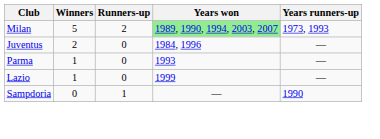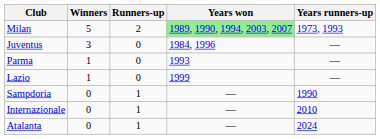(74, 45) 2 -> (89, 45) 3
+ row: (36, 110)
+ row: (24, 126)
